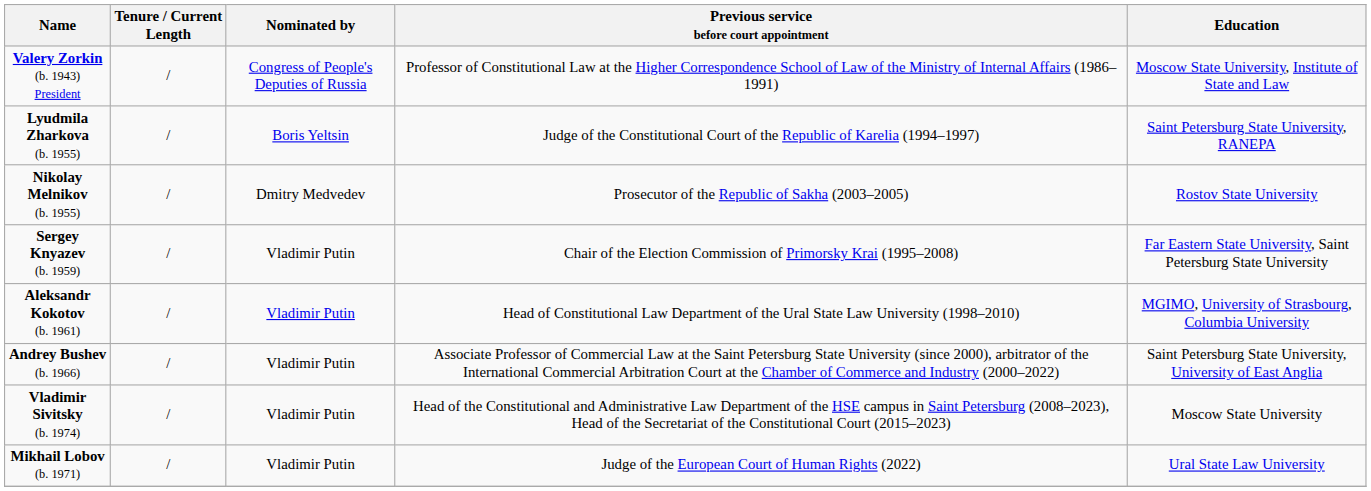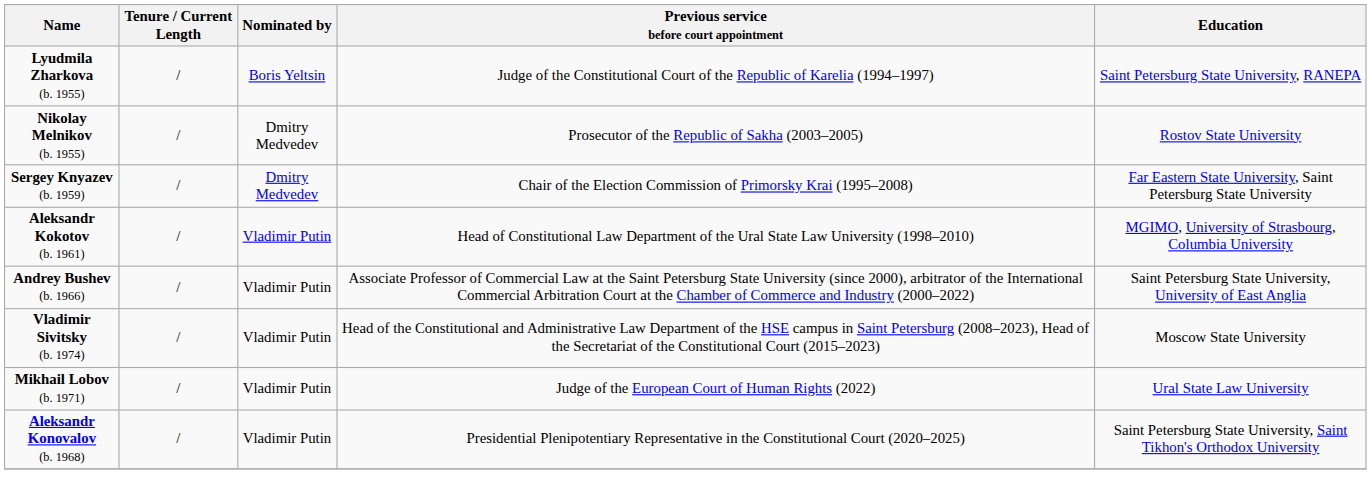- row: (58, 75)
(311, 253) Vladimir Putin -> (287, 185) Dmitry Medvedev
+ row: (62, 438)
